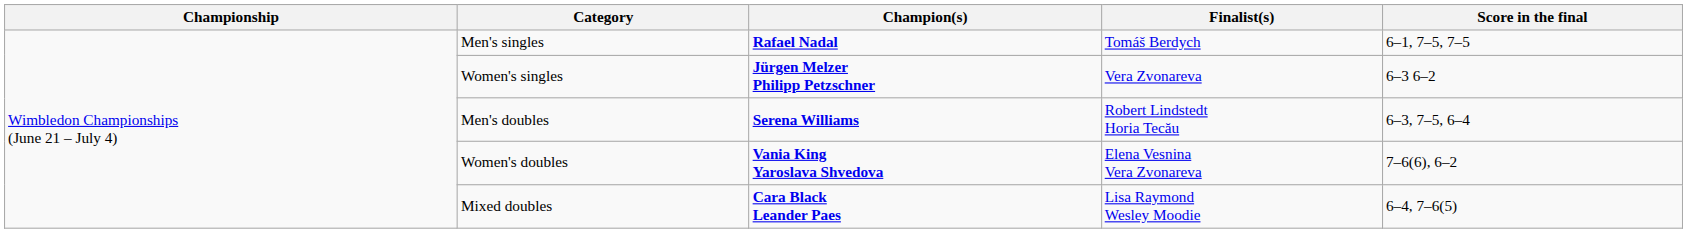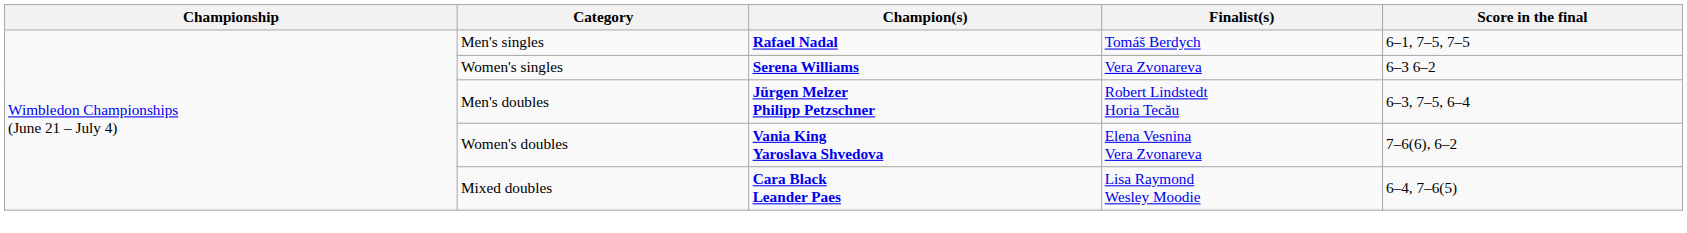(814, 76) Jürgen Melzer Philipp Petzschner -> (806, 67) Serena Williams
(806, 120) Serena Williams -> (814, 102) Jürgen Melzer Philipp Petzschner
